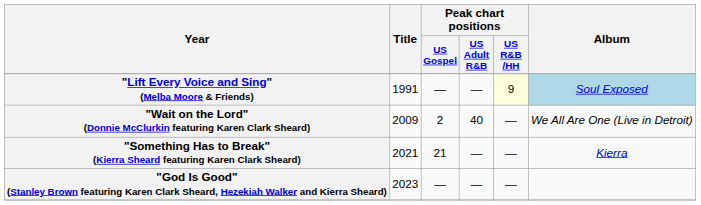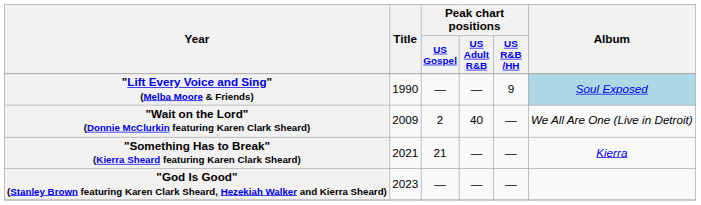(405, 89) 1991 -> (405, 89) 1990
(511, 89) lightyellow background -> (511, 89) no background
